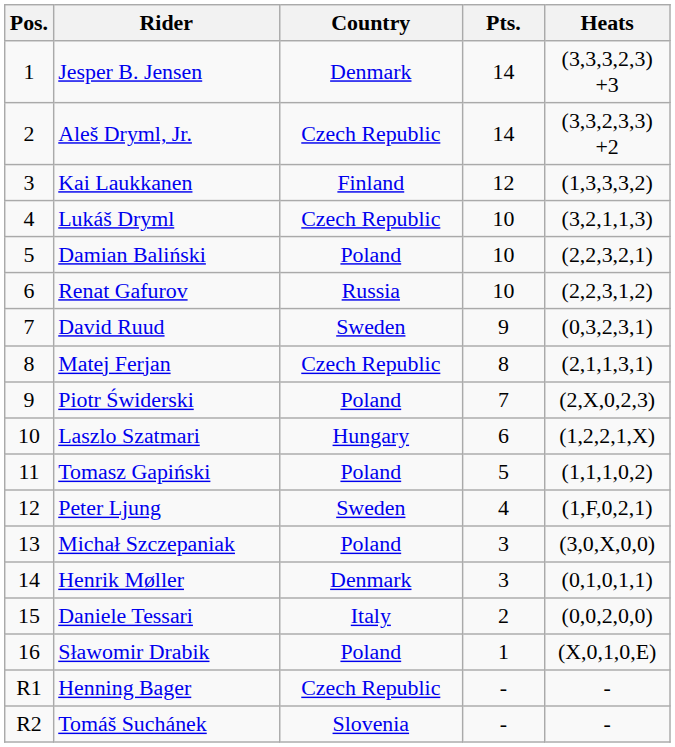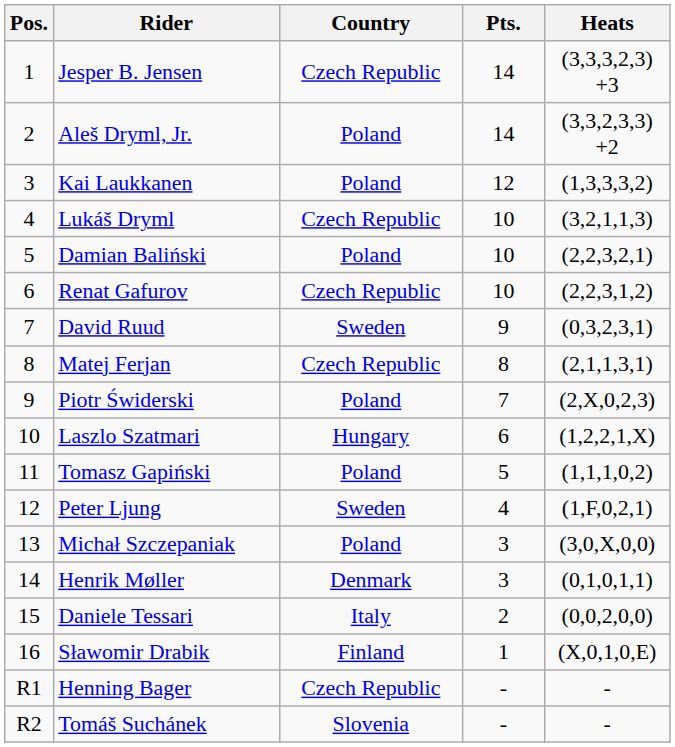(371, 71) Denmark -> (371, 71) Czech Republic
(371, 133) Czech Republic -> (371, 133) Poland
(371, 182) Finland -> (371, 182) Poland
(371, 291) Russia -> (371, 291) Czech Republic
(371, 652) Poland -> (371, 652) Finland
